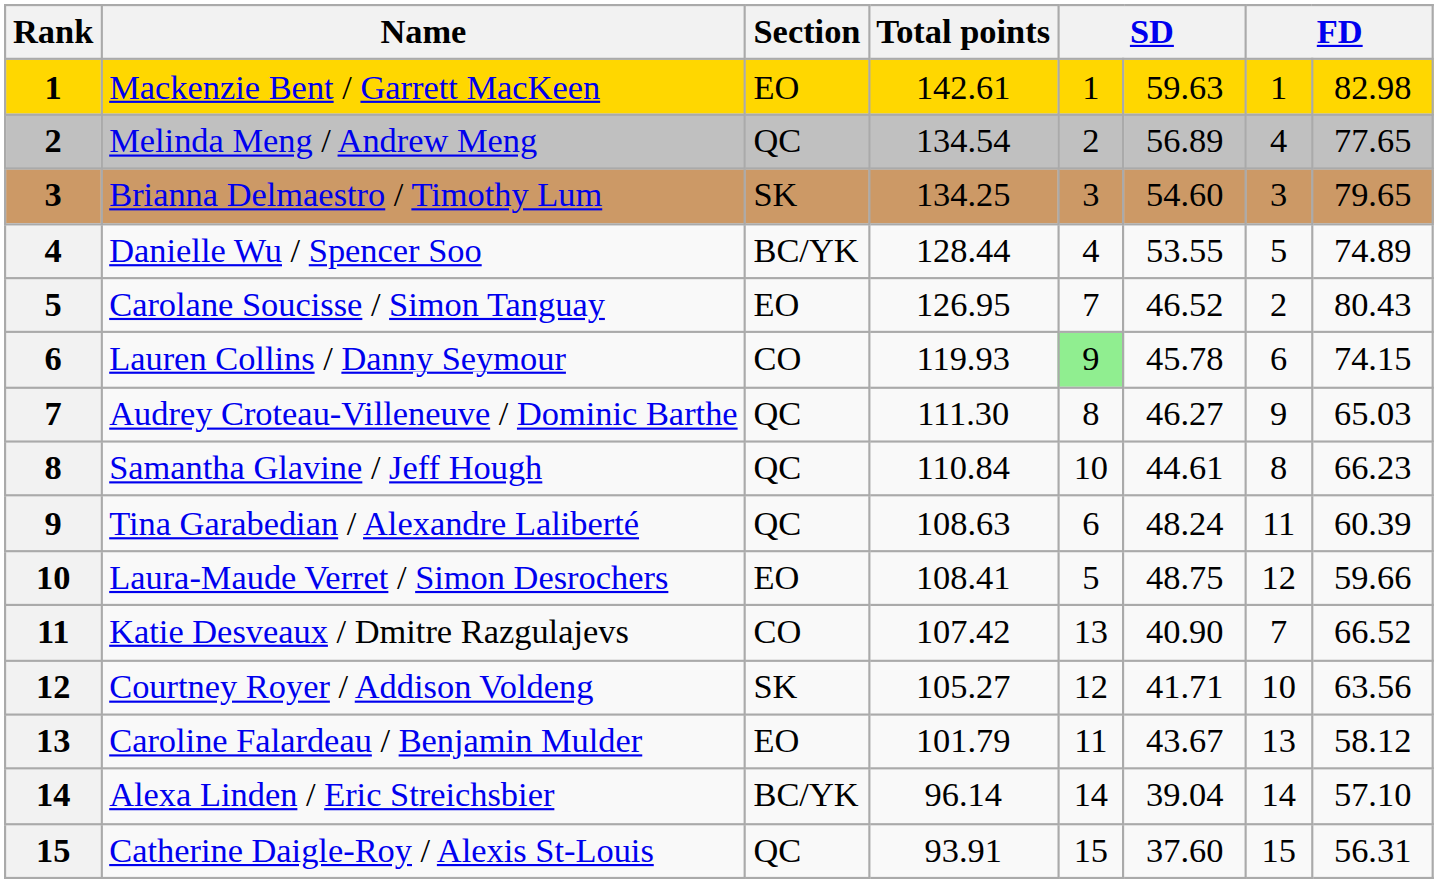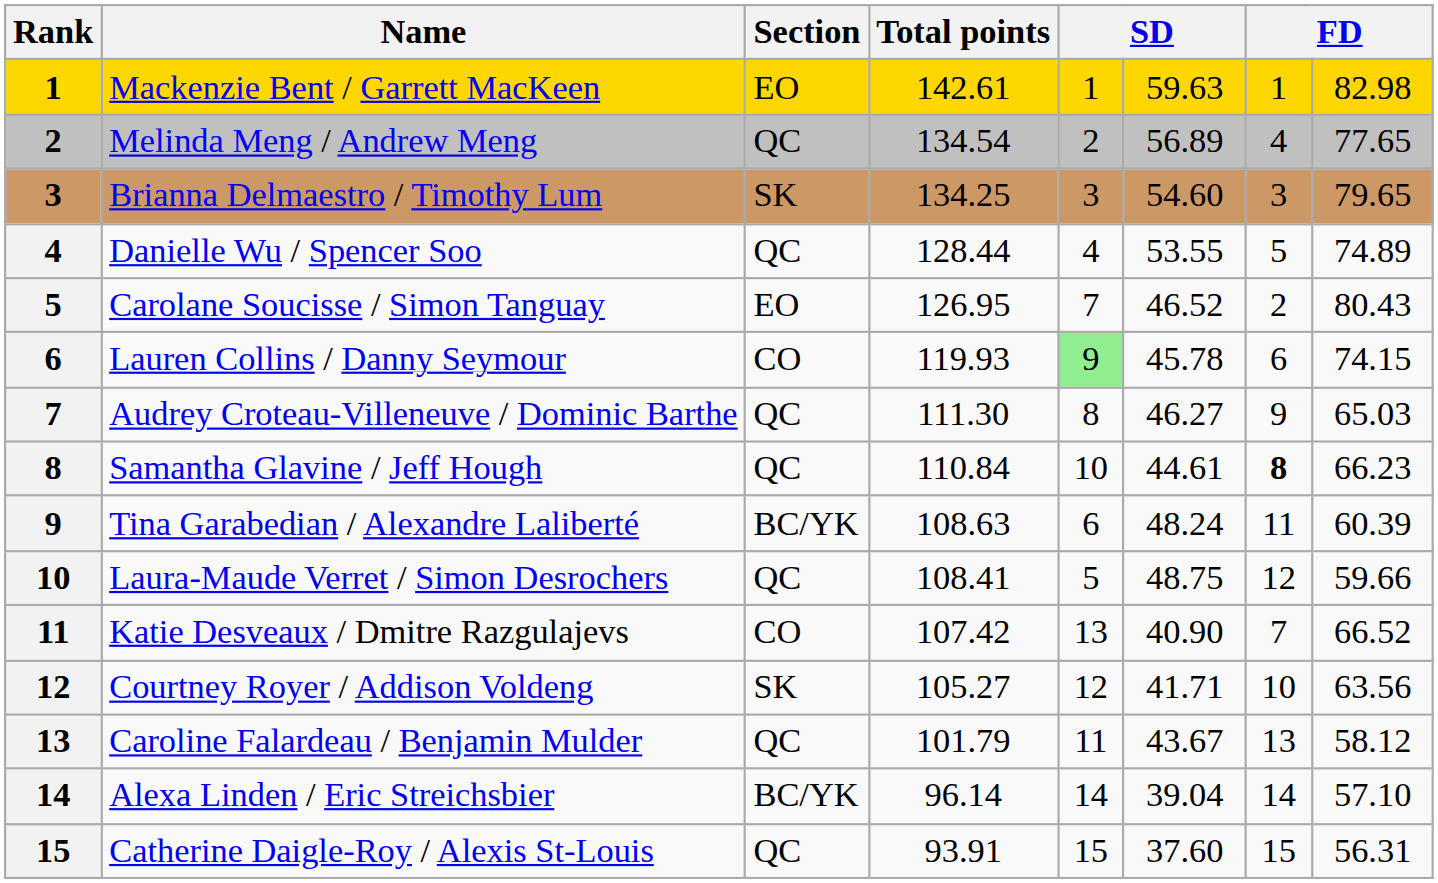(806, 250) BC/YK -> (777, 250) QC
(1279, 468) normal -> (1279, 468) bold
(777, 522) QC -> (806, 522) BC/YK
(776, 577) EO -> (777, 577) QC
(776, 741) EO -> (777, 741) QC
